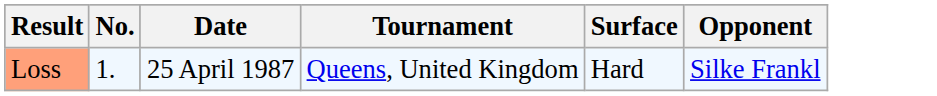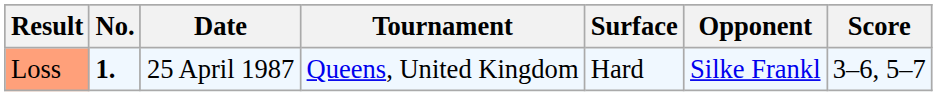+ column: (879, 25)
(105, 68) normal -> (105, 68) bold
